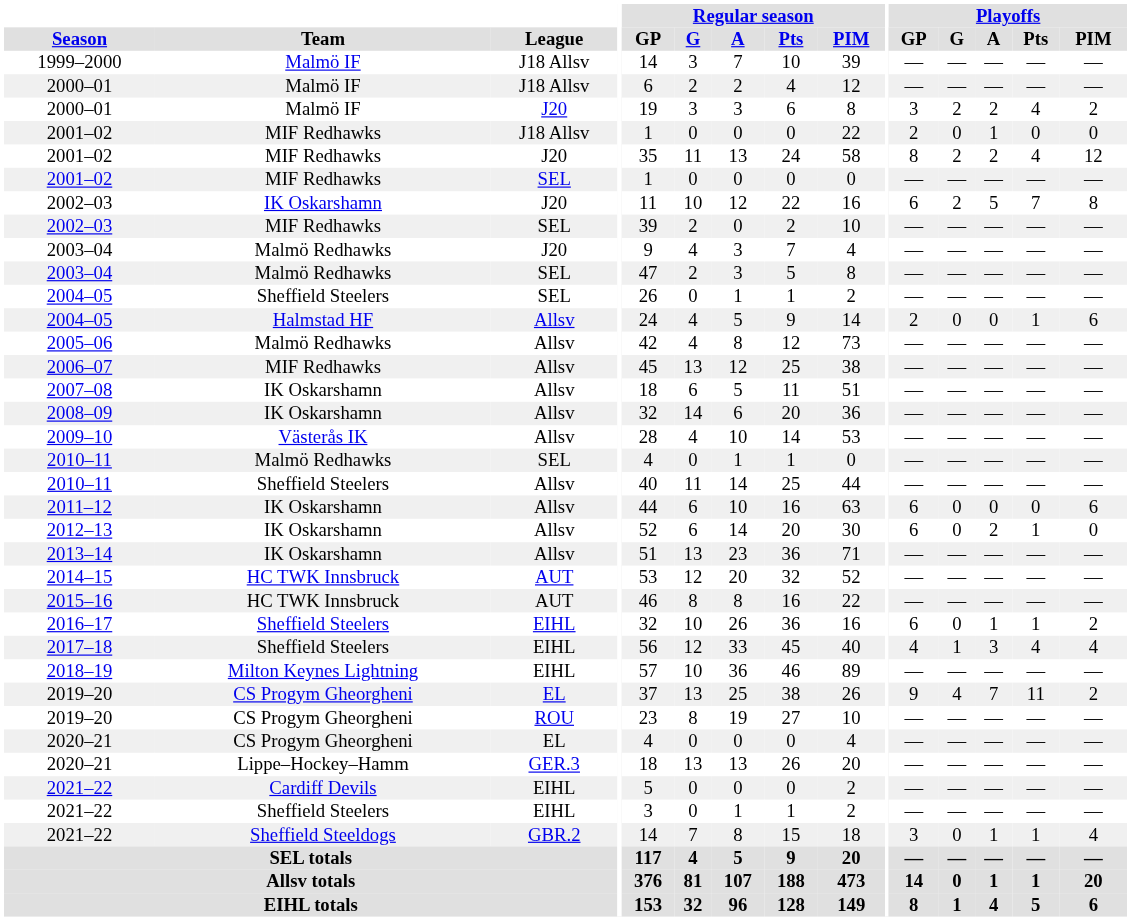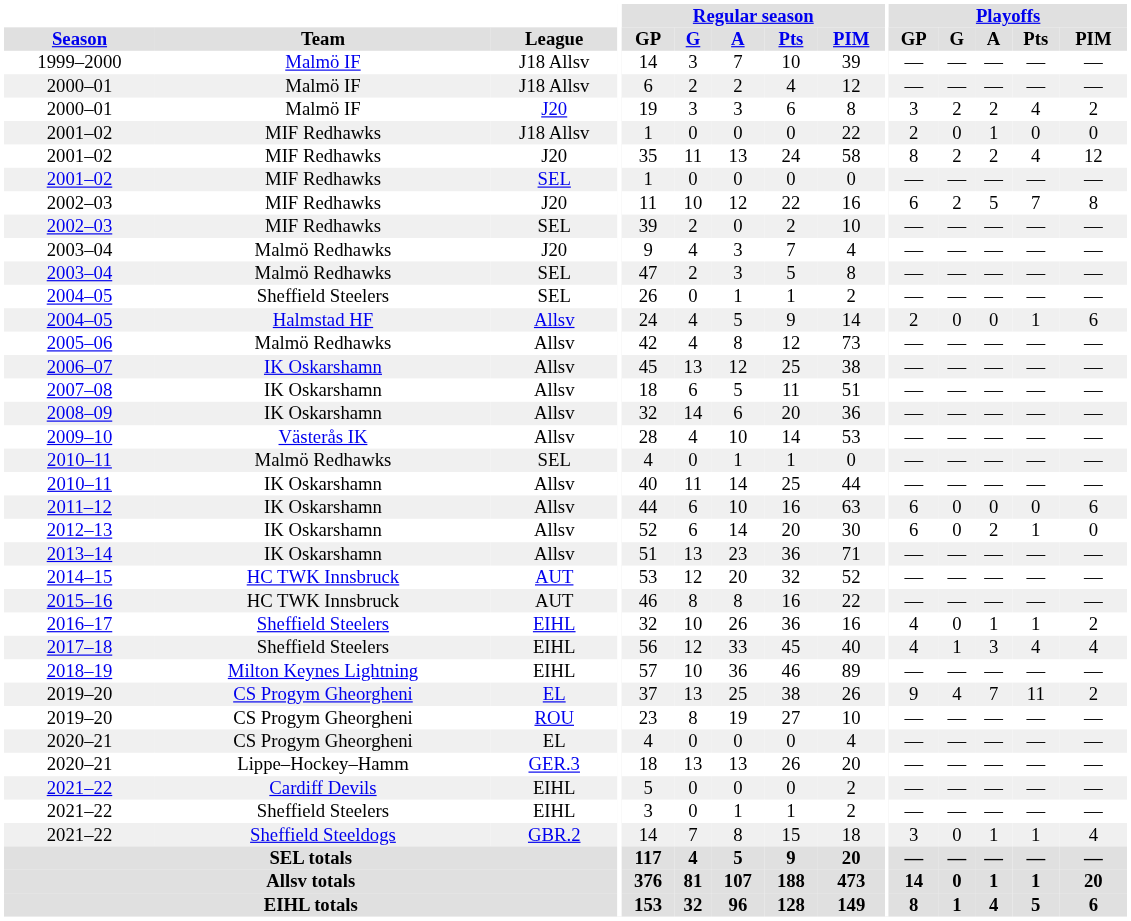(323, 202) IK Oskarshamn -> (323, 202) MIF Redhawks
(323, 366) MIF Redhawks -> (323, 366) IK Oskarshamn
(323, 483) Sheffield Steelers -> (323, 483) IK Oskarshamn
(914, 624) 6 -> (914, 624) 4
